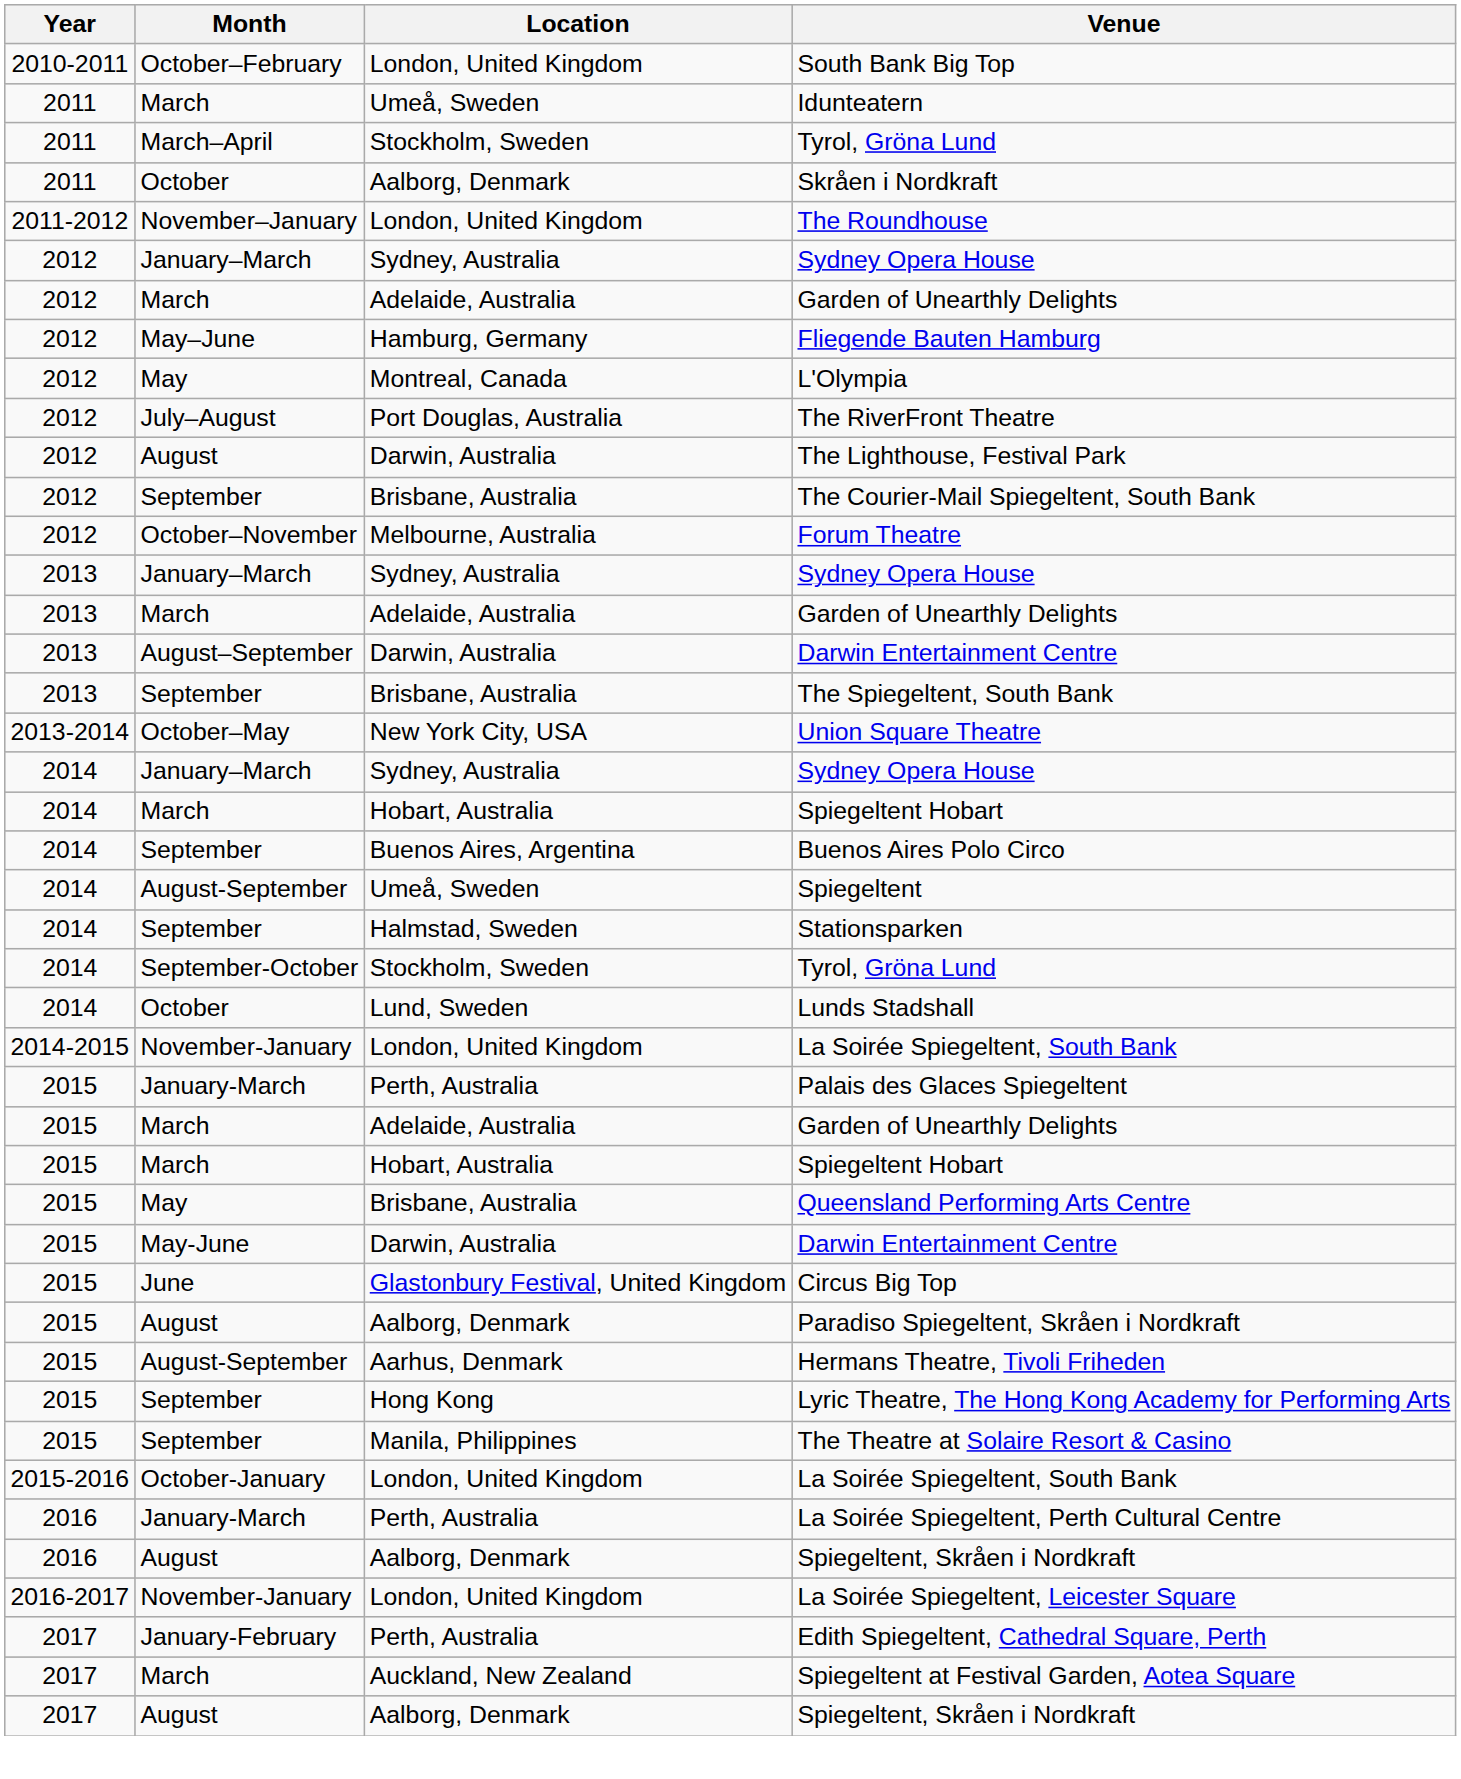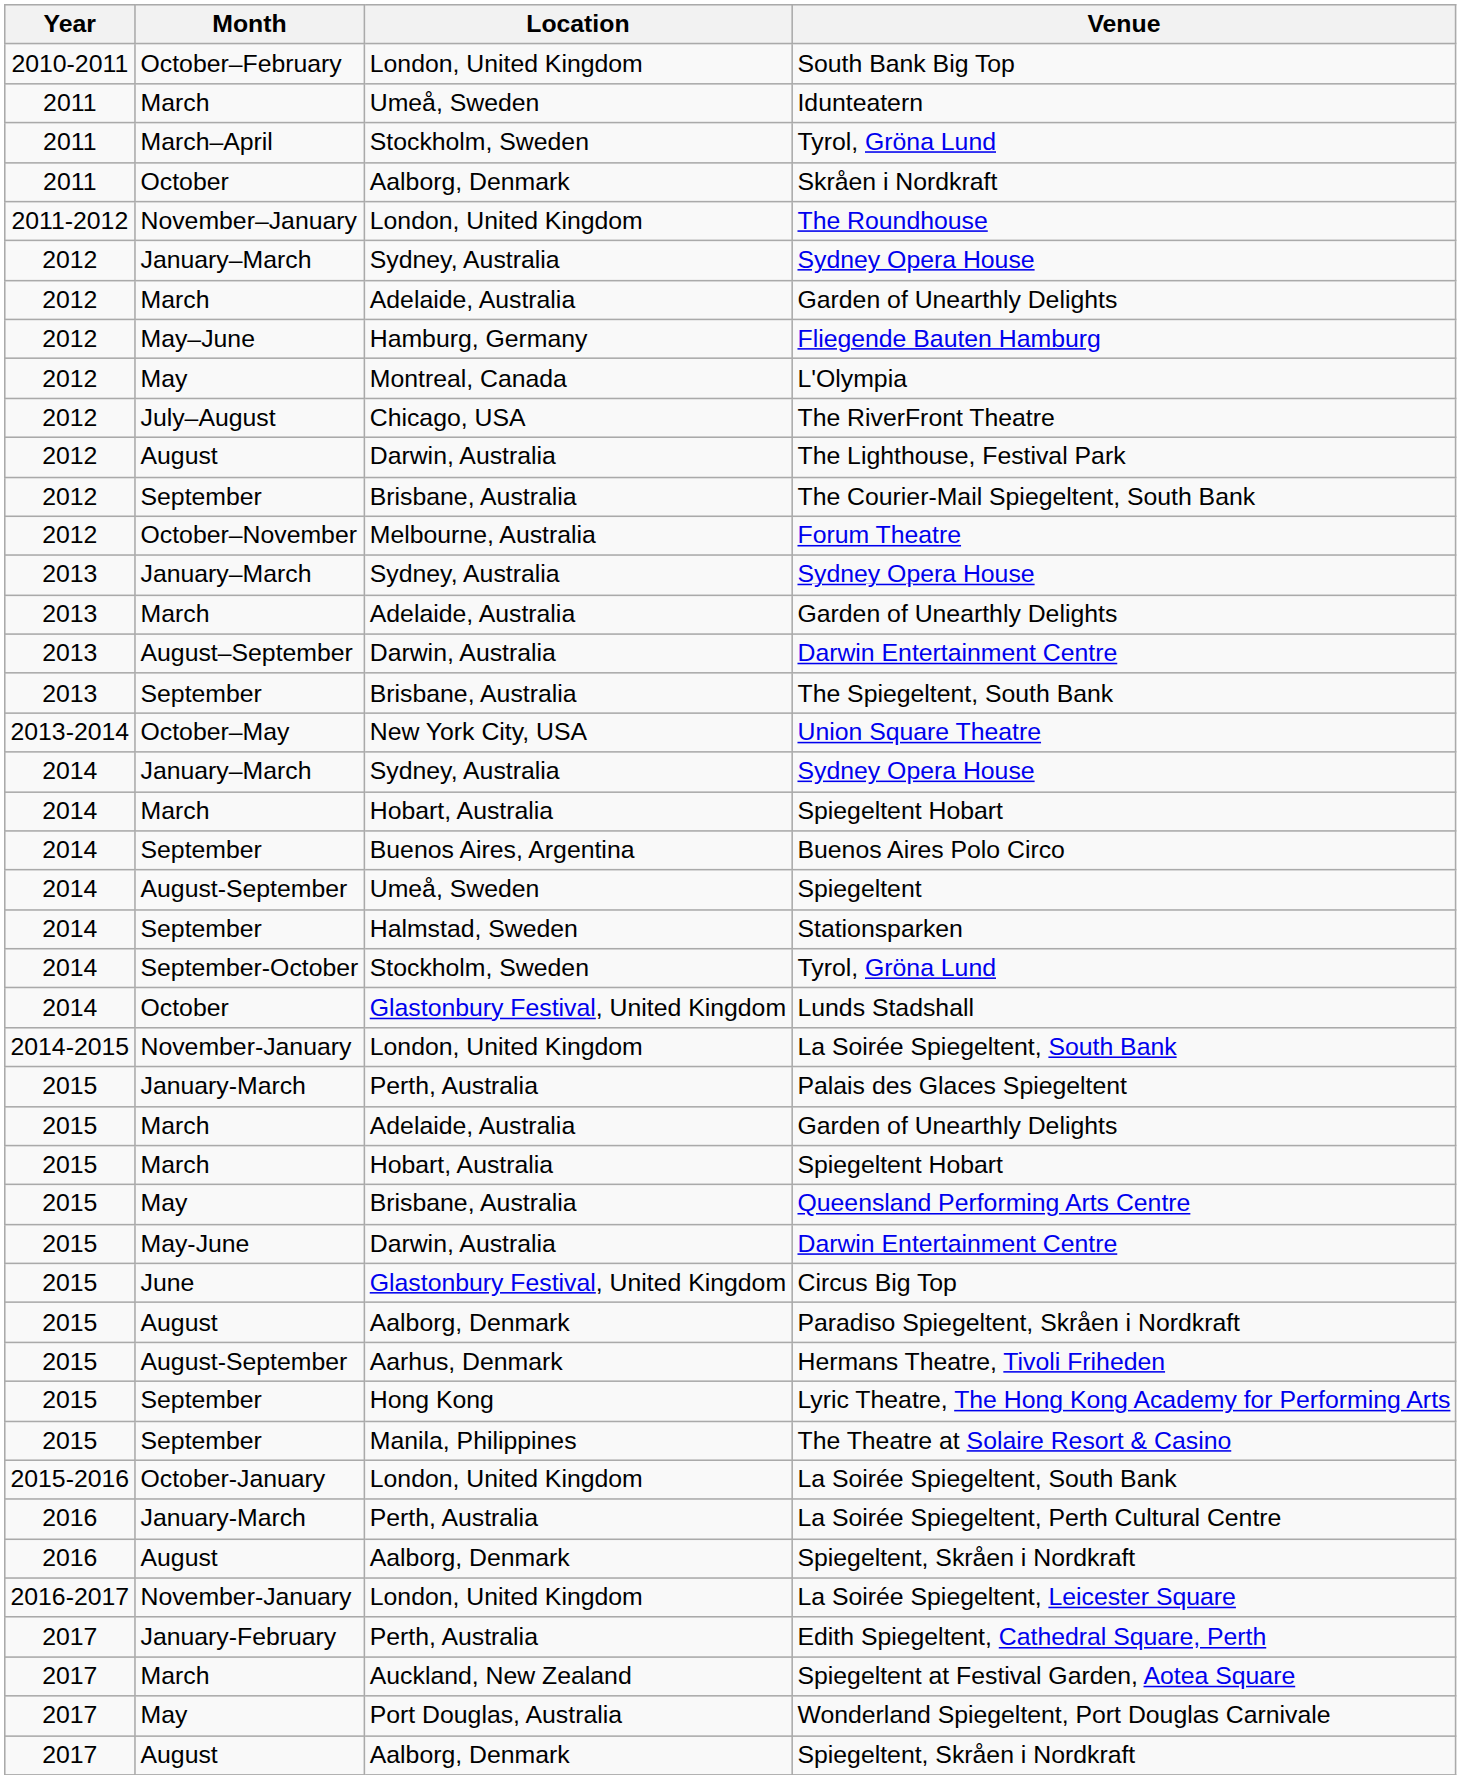(496, 417) Port Douglas, Australia -> (448, 417) Chicago, USA
(449, 1007) Lund, Sweden -> (578, 1007) Glastonbury Festival, United Kingdom
+ row: (70, 1715)
